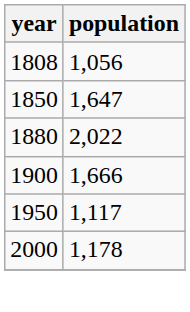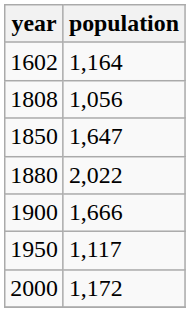+ row: (34, 61)
(96, 250) 1,178 -> (96, 288) 1,172
